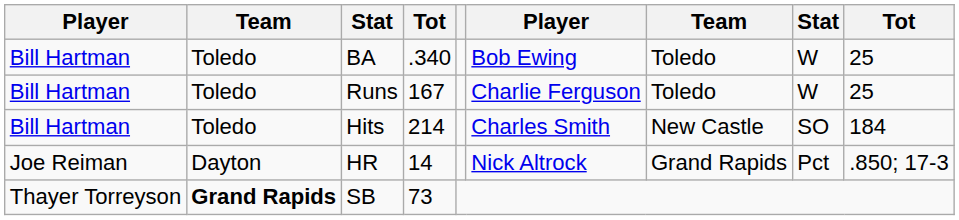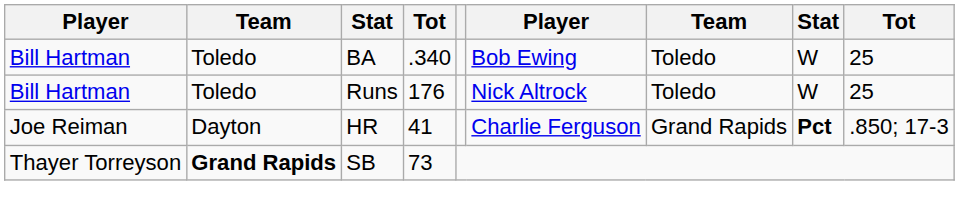(426, 92) 167 -> (426, 92) 176
(556, 92) Charlie Ferguson -> (529, 92) Nick Altrock
- row: (365, 127)
(420, 162) 14 -> (420, 127) 41
(529, 162) Nick Altrock -> (556, 127) Charlie Ferguson
(813, 162) normal -> (815, 127) bold
